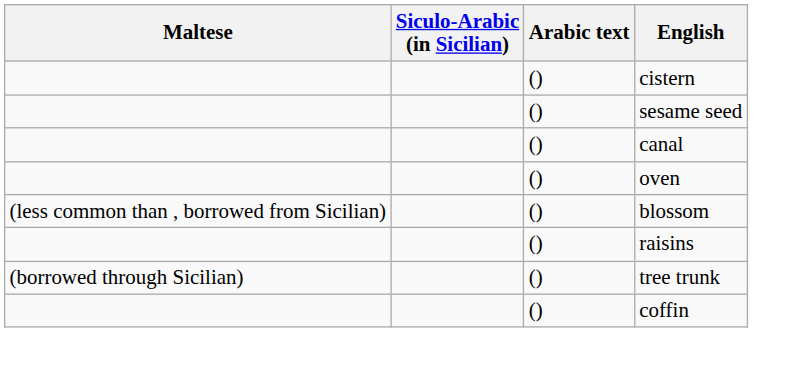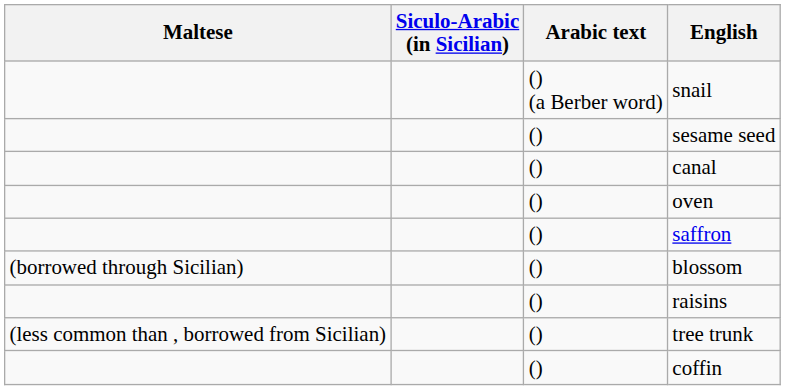+ row: (692, 89)
- row: (667, 77)
+ row: (702, 234)
(198, 210) (less common than , borrowed from Sicilian) -> (126, 267) (borrowed through Sicilian)
(126, 277) (borrowed through Sicilian) -> (198, 334) (less common than , borrowed from Sicilian)
